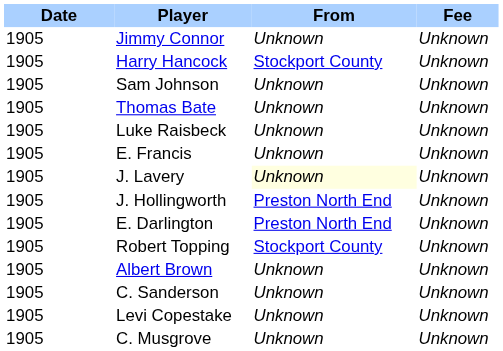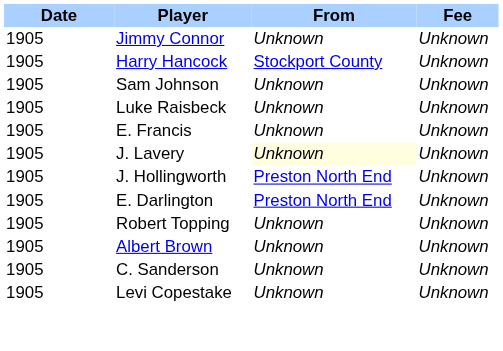- row: (166, 107)
(318, 246) Stockport County -> (289, 223) Unknown
- row: (164, 338)
